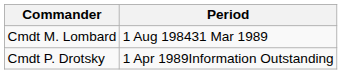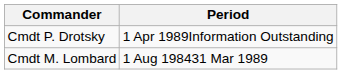rows swapped: (62, 36) <-> (56, 58)
